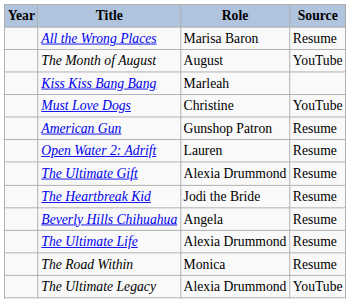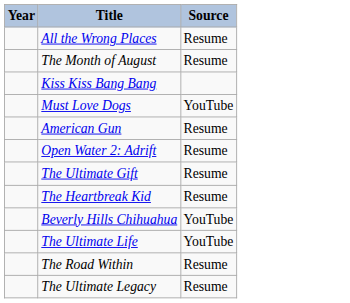- column: (235, 15)
(318, 61) YouTube -> (206, 61) Resume
(315, 218) Resume -> (208, 218) YouTube
(315, 241) Resume -> (208, 241) YouTube
(318, 286) YouTube -> (206, 286) Resume
